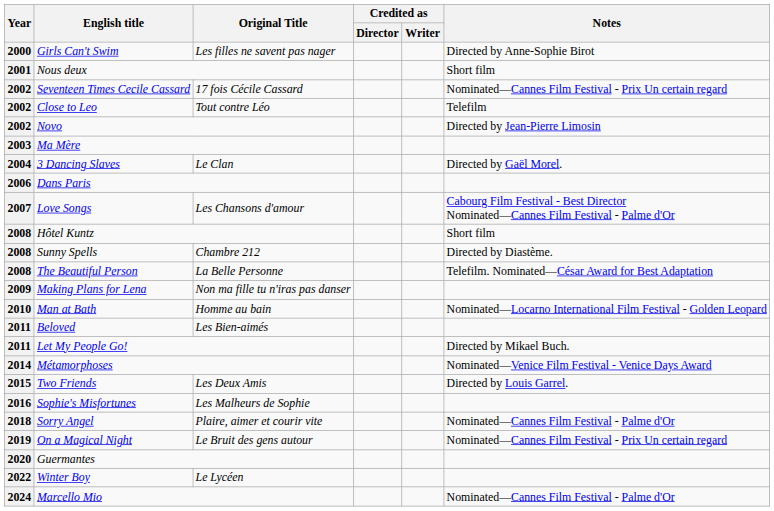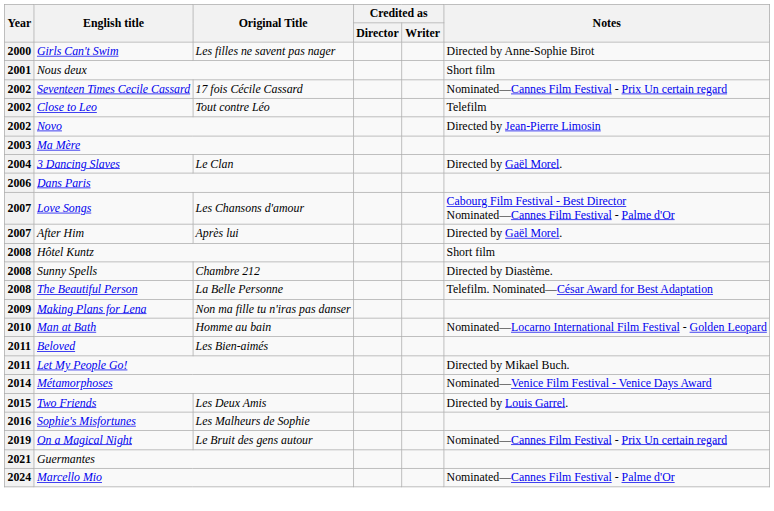+ row: (60, 233)
- row: (65, 421)
(19, 459) 2020 -> (19, 459) 2021
- row: (63, 477)
